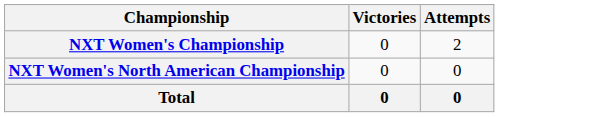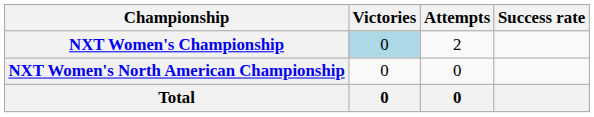+ column: (542, 17)
(384, 44) no background -> (384, 44) lightblue background
